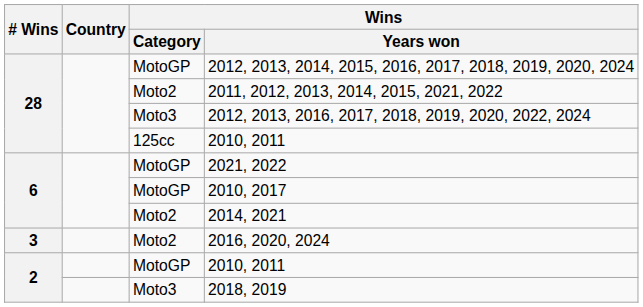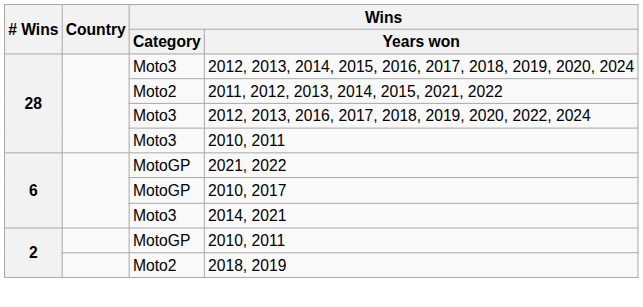(162, 67) MotoGP -> (155, 67) Moto3
(154, 141) 125cc -> (155, 141) Moto3
(155, 215) Moto2 -> (155, 215) Moto3
- row: (33, 240)
(155, 290) Moto3 -> (155, 265) Moto2
